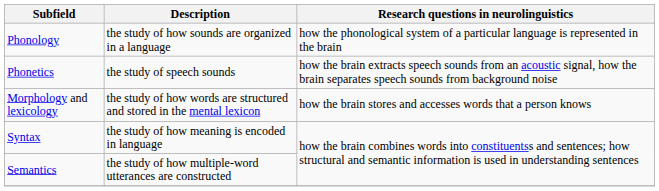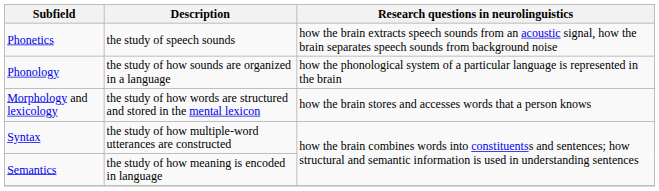rows swapped: (30, 72) <-> (33, 39)
(196, 137) the study of how meaning is encoded in language -> (183, 137) the study of how multiple-word utterances are constructed
(183, 169) the study of how multiple-word utterances are constructed -> (196, 169) the study of how meaning is encoded in language
